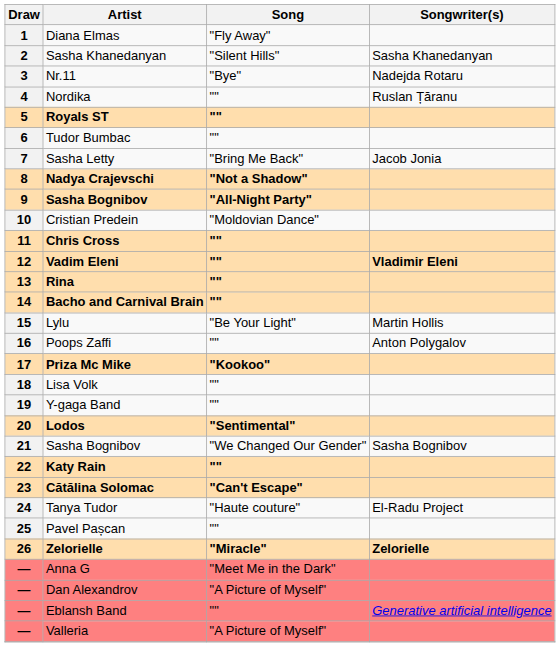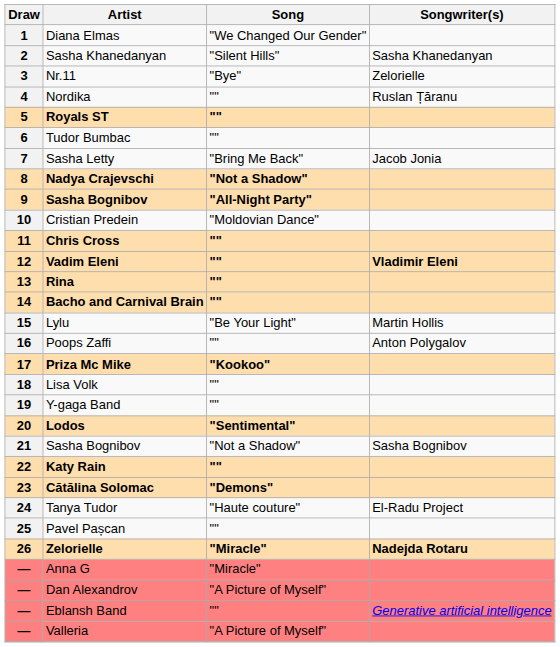(240, 35) "Fly Away" -> (288, 35) "We Changed Our Gender"
(418, 76) Nadejda Rotaru -> (399, 76) Zelorielle
(288, 446) "We Changed Our Gender" -> (255, 446) "Not a Shadow"
(256, 487) "Can't Escape" -> (241, 487) "Demons"
(401, 549) Zelorielle -> (420, 549) Nadejda Rotaru
(273, 569) "Meet Me in the Dark" -> (235, 569) "Miracle"
